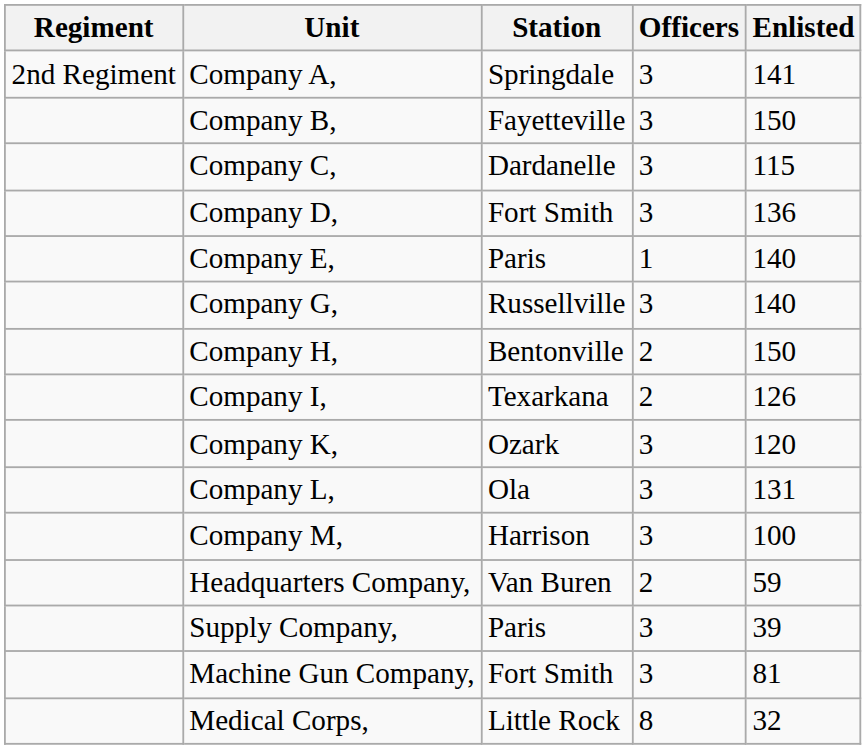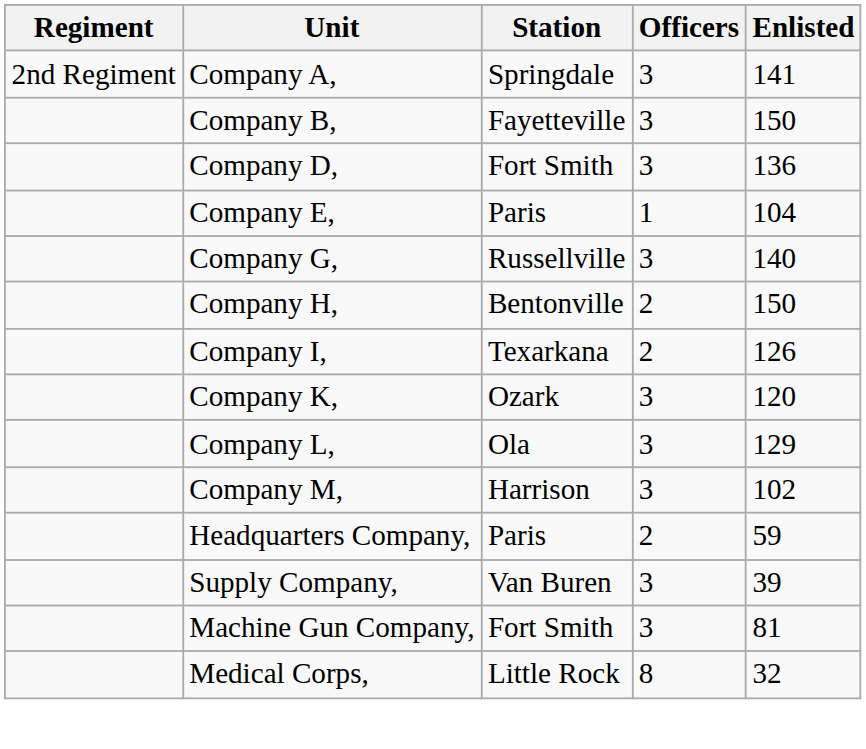- row: (263, 166)
(774, 258) 140 -> (774, 212) 104
(774, 489) 131 -> (774, 443) 129
(774, 535) 100 -> (774, 489) 102
(550, 581) Van Buren -> (517, 535) Paris
(517, 627) Paris -> (550, 581) Van Buren
